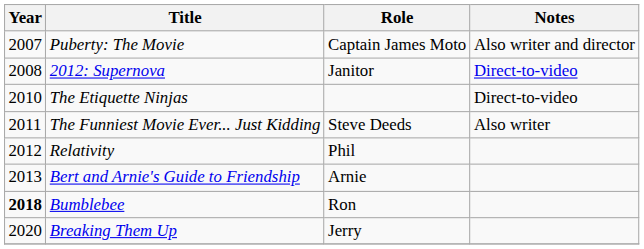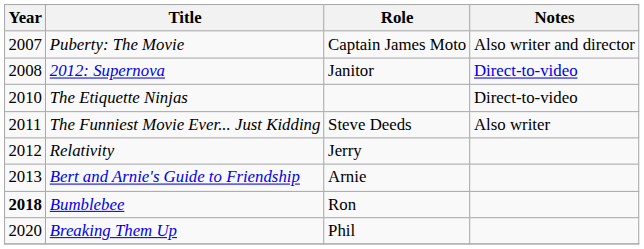(342, 151) Phil -> (345, 151) Jerry
(345, 230) Jerry -> (342, 230) Phil
